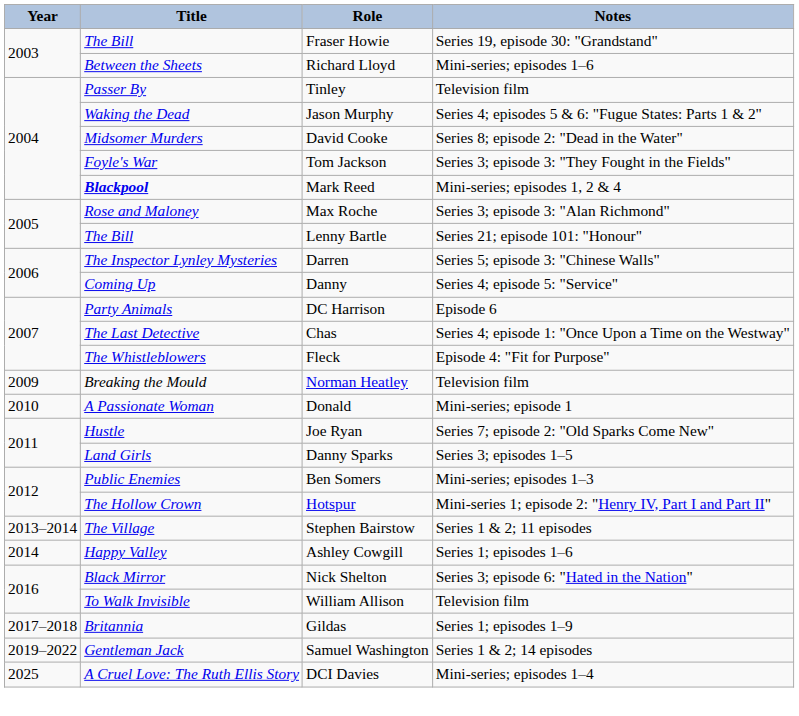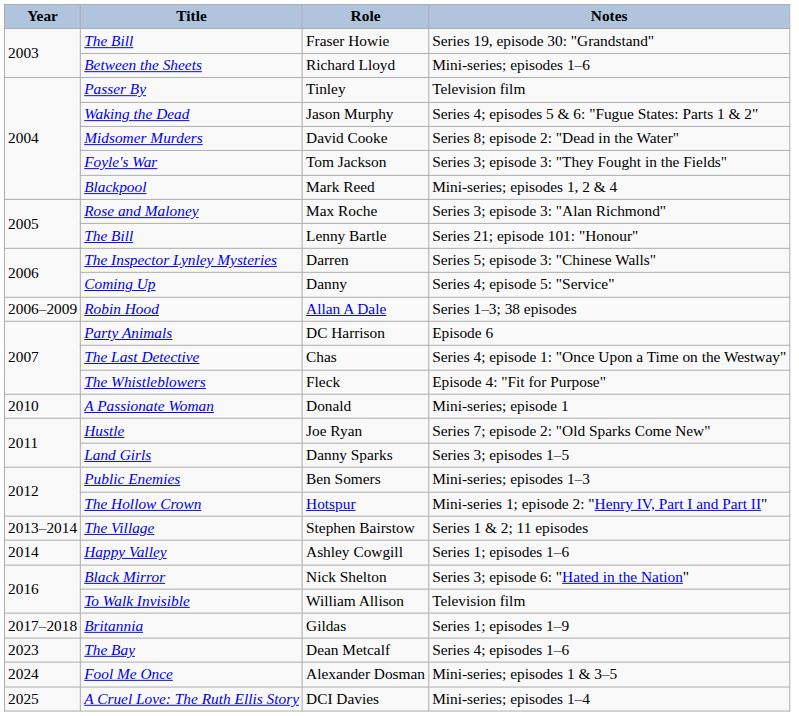(116, 187) bold -> (115, 187) normal
+ row: (346, 308)
- row: (357, 382)
- row: (367, 650)
+ row: (348, 650)
+ row: (366, 674)
